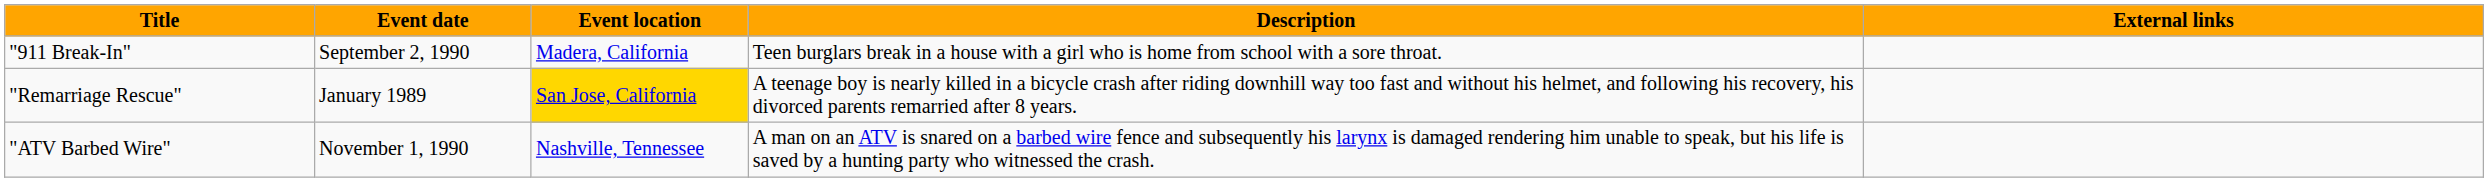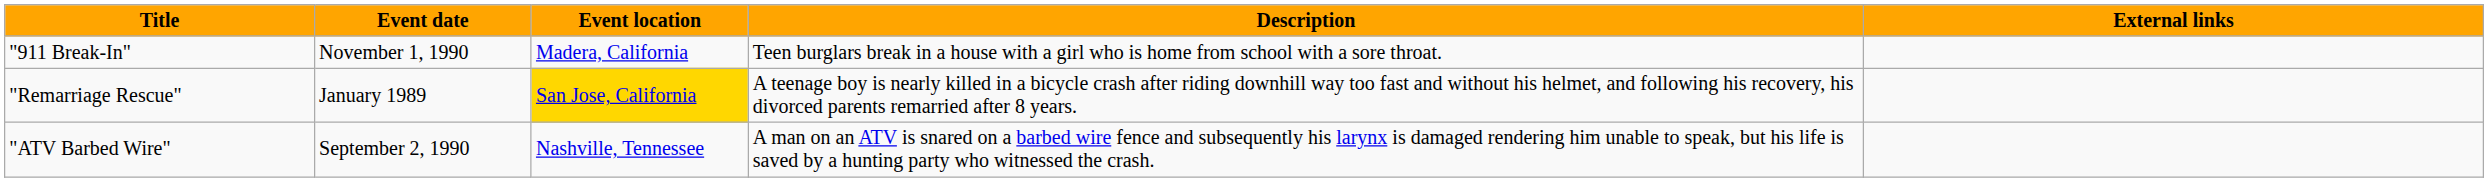(394, 52) September 2, 1990 -> (394, 52) November 1, 1990
(394, 149) November 1, 1990 -> (394, 149) September 2, 1990
